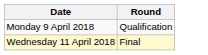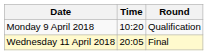+ column: (131, 12)
